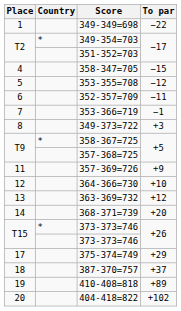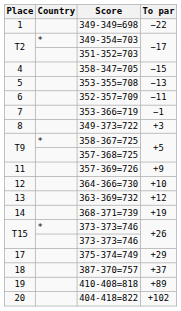(158, 84) −12 -> (158, 84) −13
(158, 213) +20 -> (158, 213) +19
